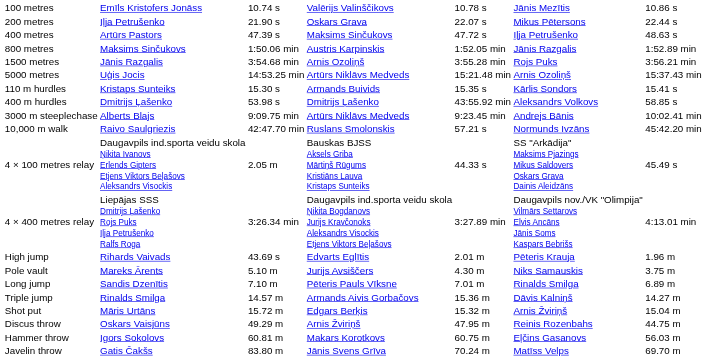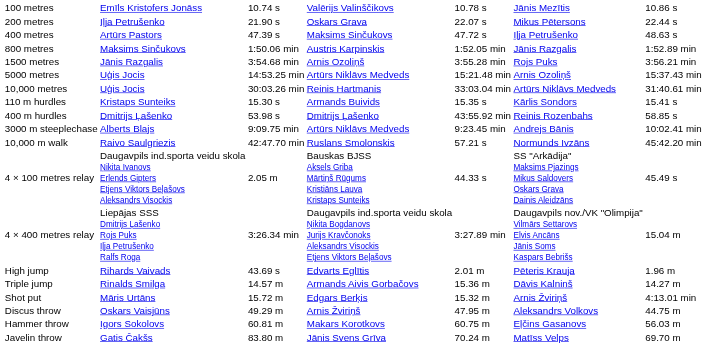+ row: (36, 89)
(556, 102) Aleksandrs Volkovs -> (553, 115) Reinis Rozenbahs
(671, 222) 4:13.01 min -> (663, 235) 15.04 m
- row: (26, 270)
- row: (28, 284)
(663, 311) 15.04 m -> (671, 297) 4:13.01 min
(553, 324) Reinis Rozenbahs -> (556, 311) Aleksandrs Volkovs
